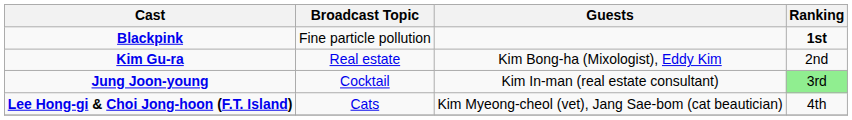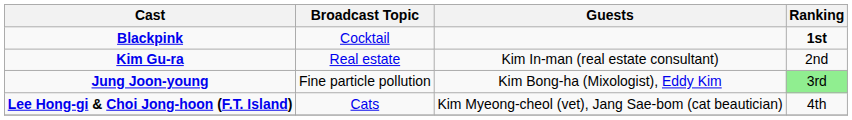(365, 38) Fine particle pollution -> (365, 38) Cocktail
(610, 60) Kim Bong-ha (Mixologist), Eddy Kim -> (610, 60) Kim In-man (real estate consultant)
(365, 82) Cocktail -> (365, 82) Fine particle pollution
(610, 82) Kim In-man (real estate consultant) -> (610, 82) Kim Bong-ha (Mixologist), Eddy Kim
